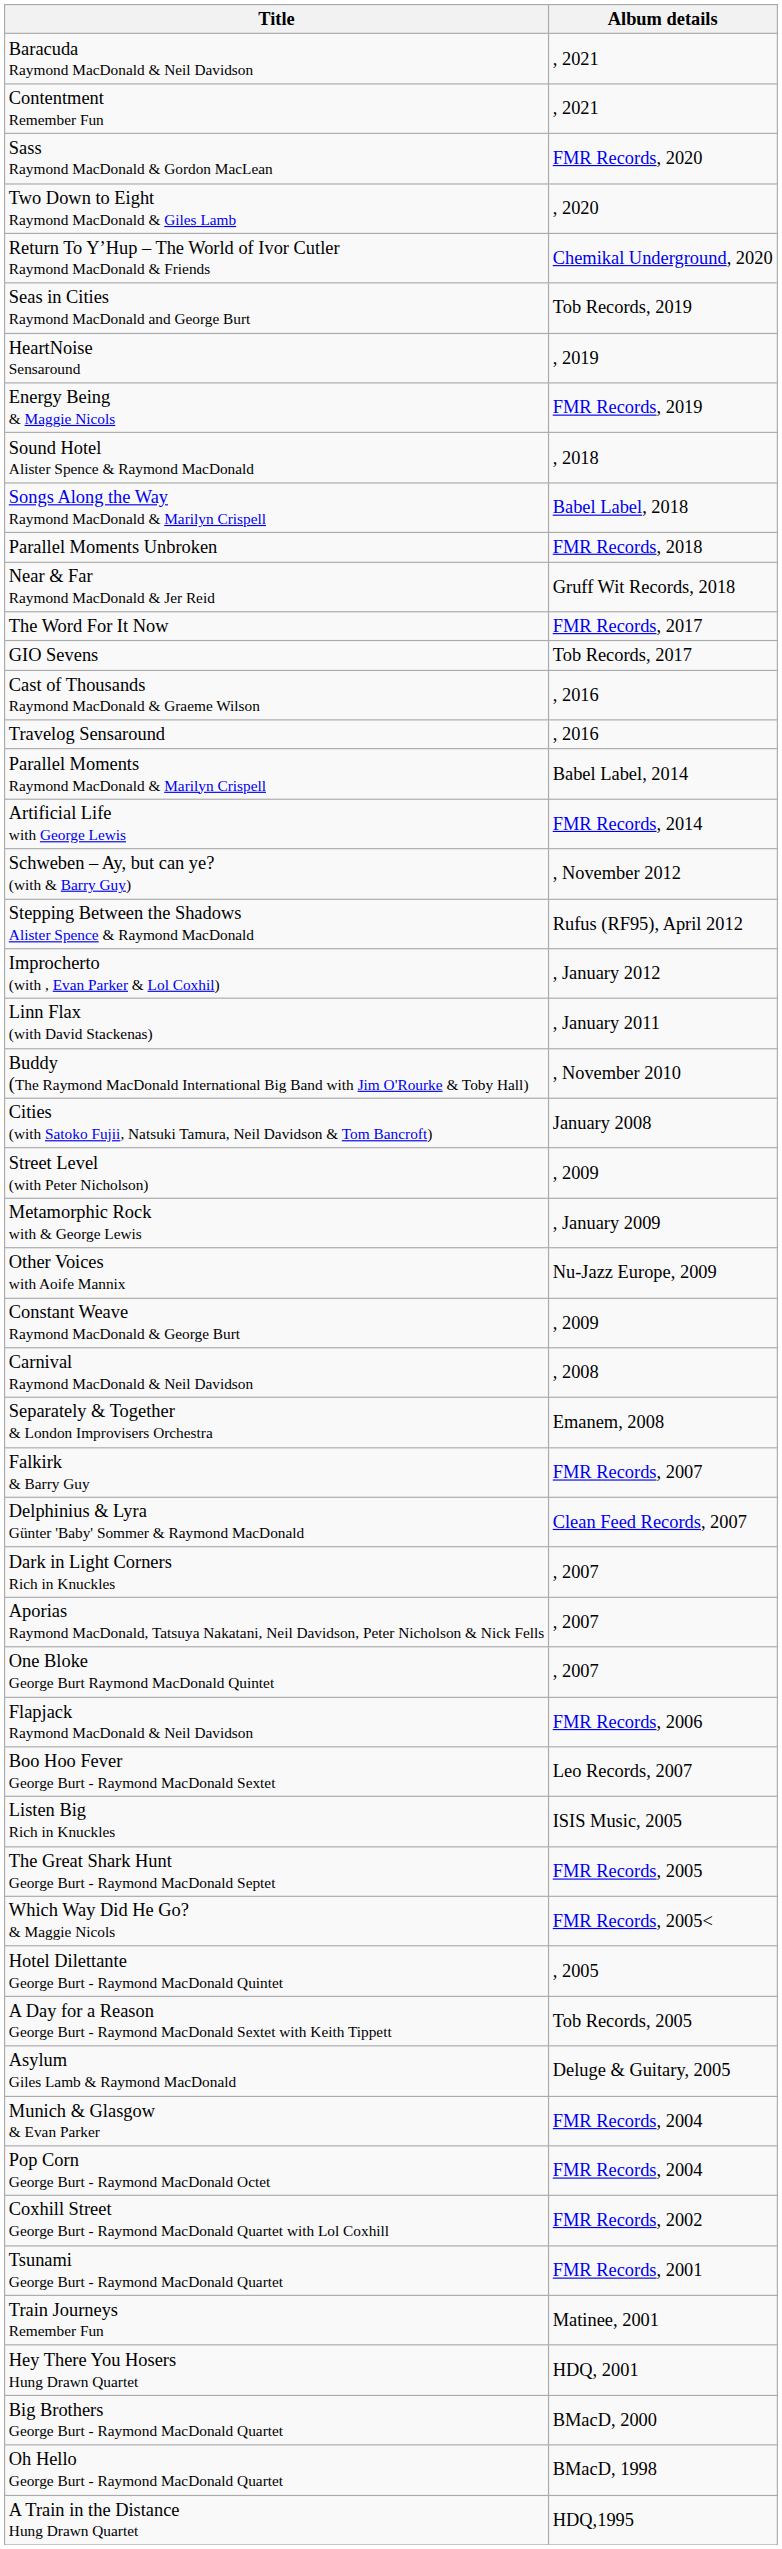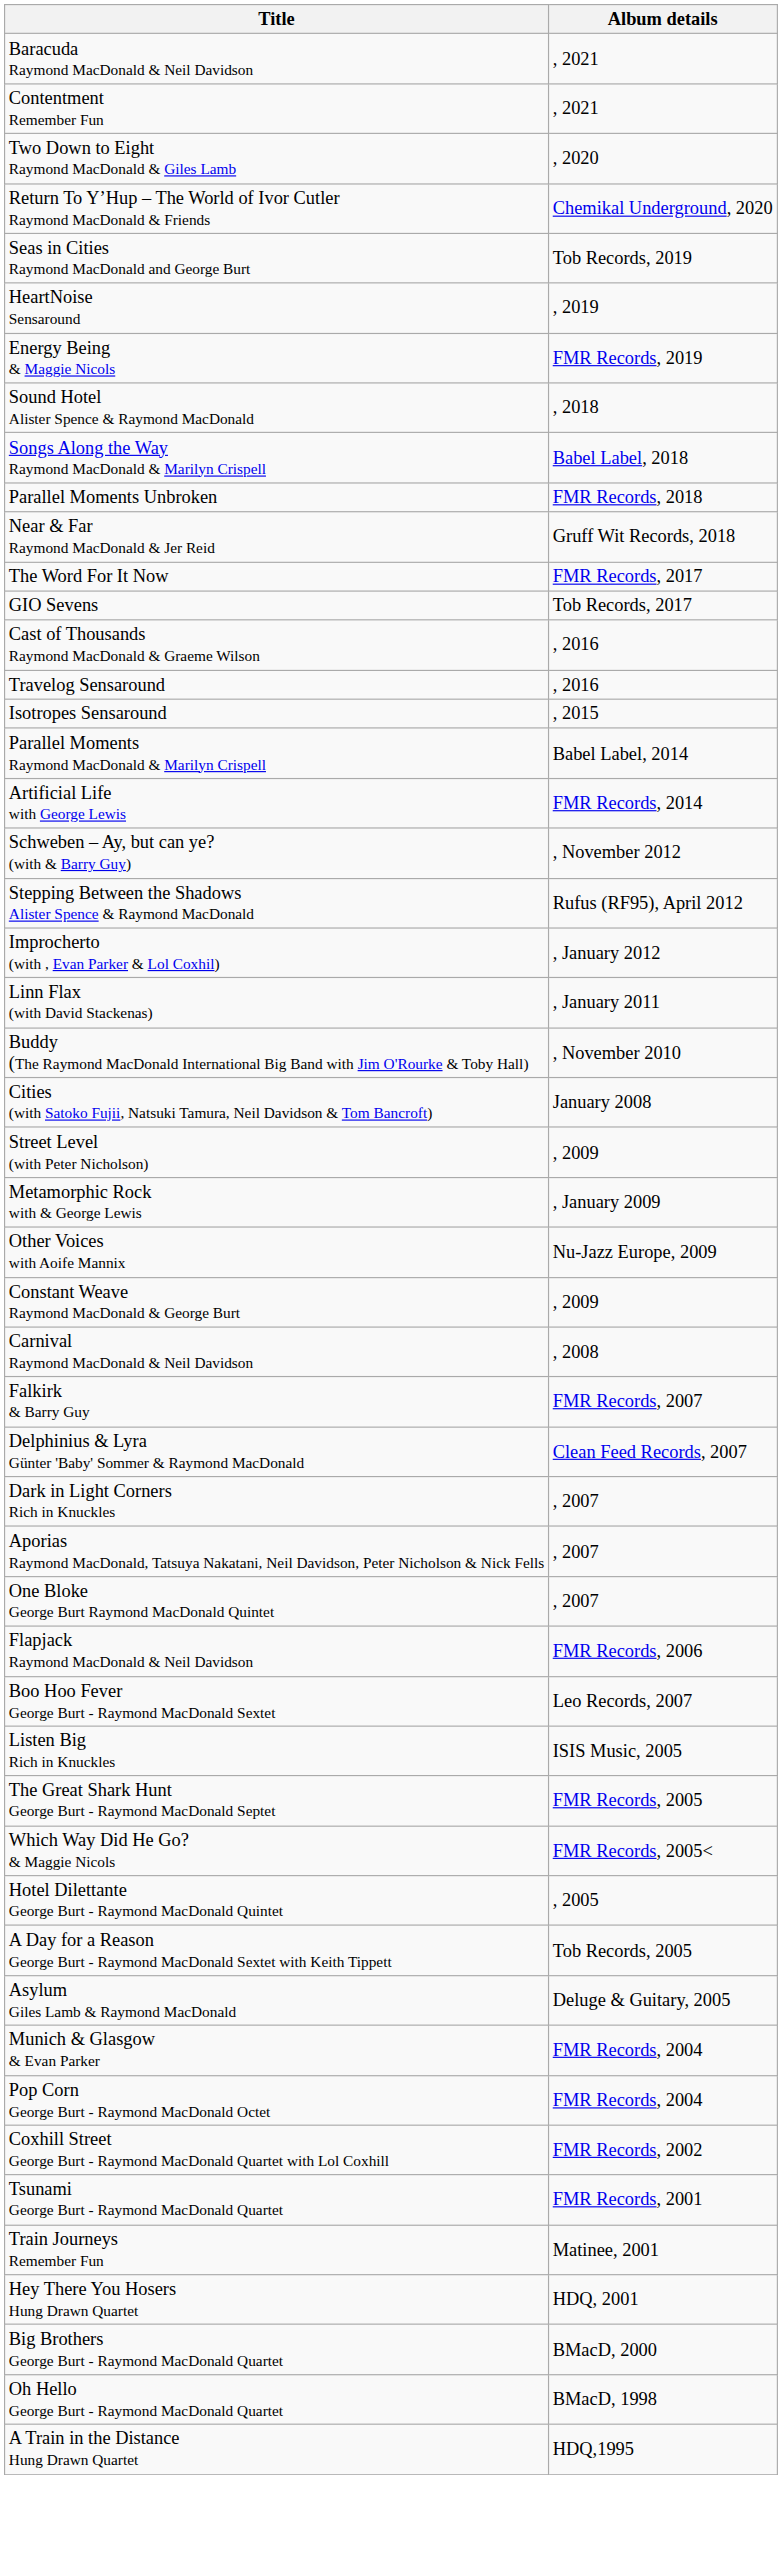- row: (141, 158)
+ row: (88, 713)
- row: (111, 1422)
